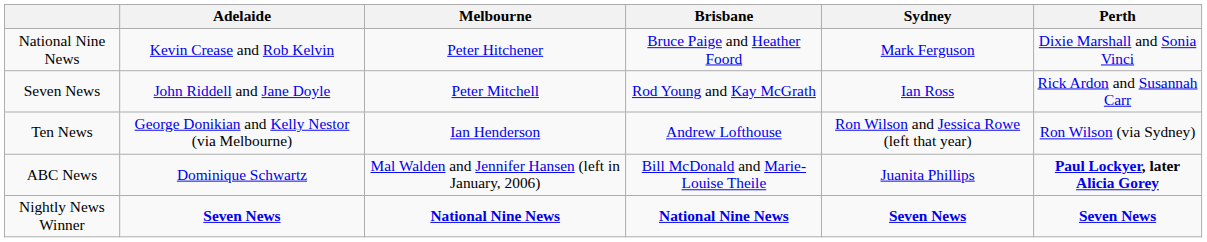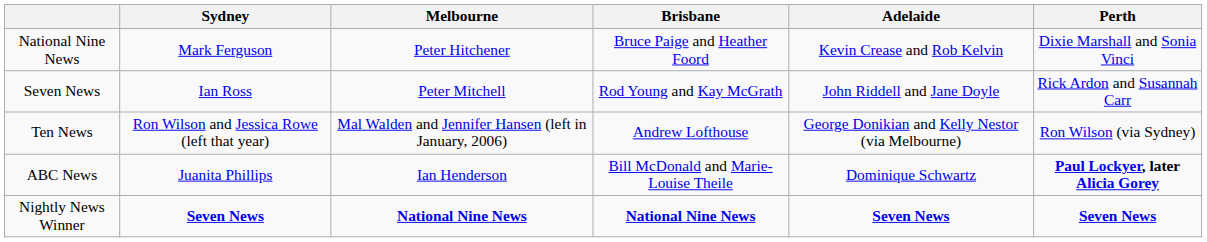columns swapped: (928, 16) <-> (242, 16)
(495, 132) Ian Henderson -> (462, 132) Mal Walden and Jennifer Hansen (left in January, 2006)
(495, 174) Mal Walden and Jennifer Hansen (left in January, 2006) -> (462, 174) Ian Henderson
